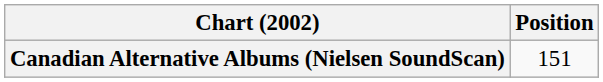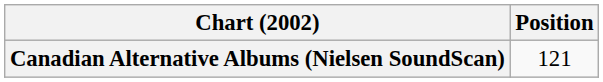(554, 58) 151 -> (554, 58) 121
